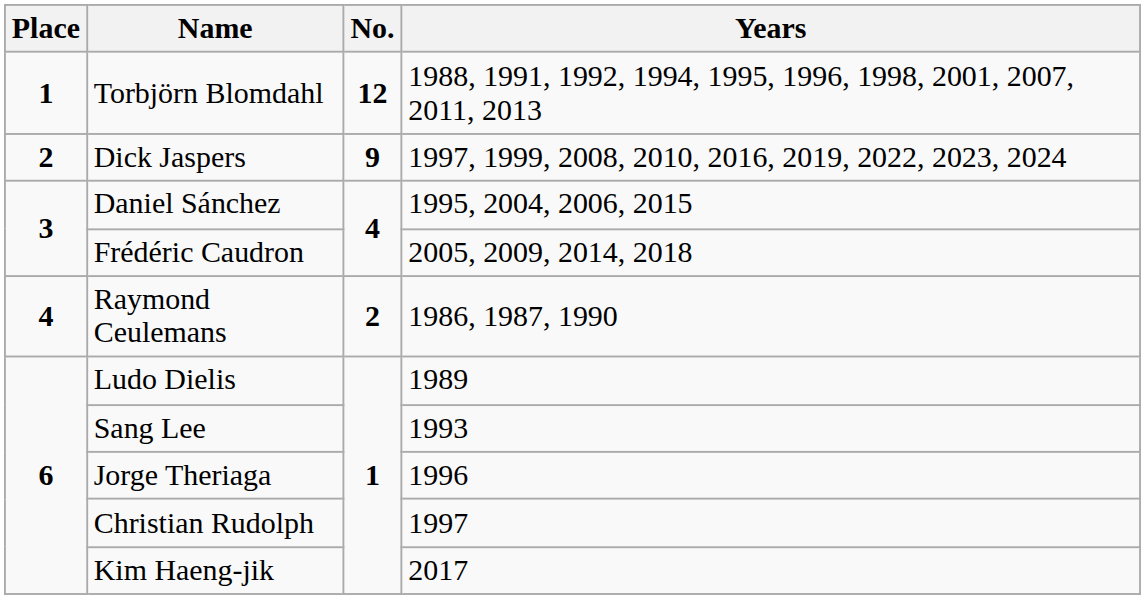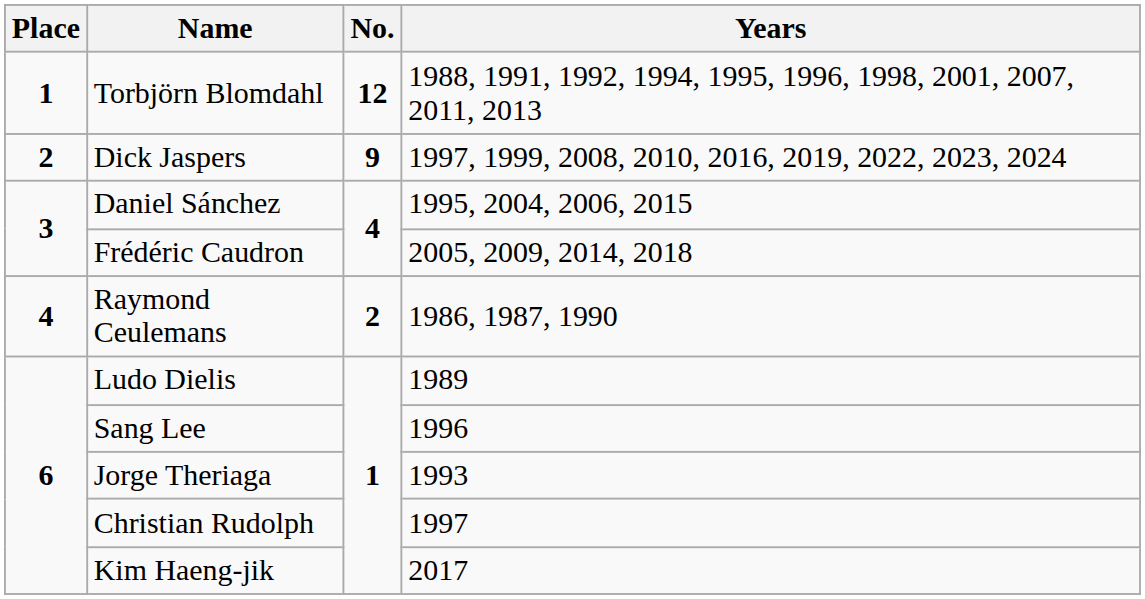(438, 427) 1993 -> (438, 427) 1996
(438, 475) 1996 -> (438, 475) 1993
